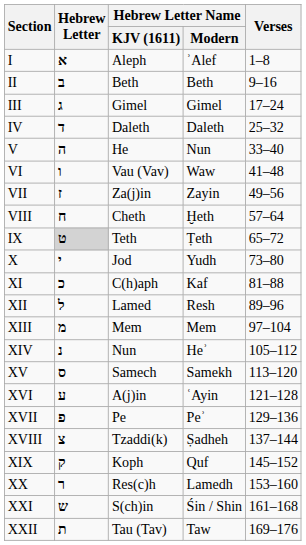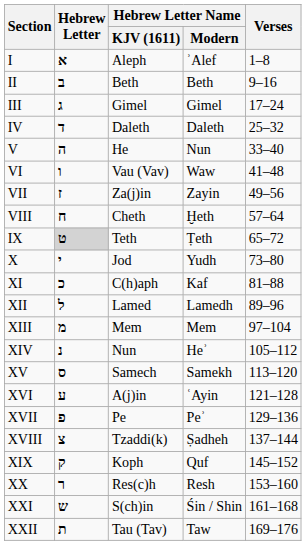(201, 305) Resh -> (210, 305) Lamedh
(210, 484) Lamedh -> (201, 484) Resh
